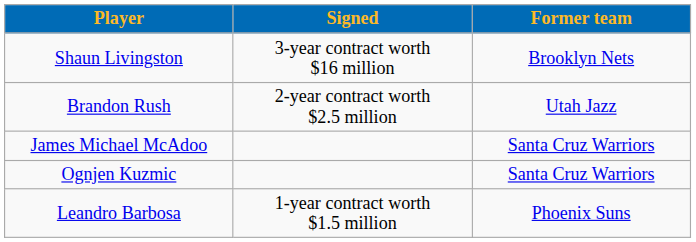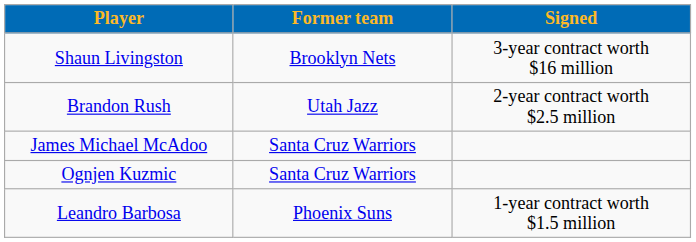columns swapped: (353, 18) <-> (581, 18)
